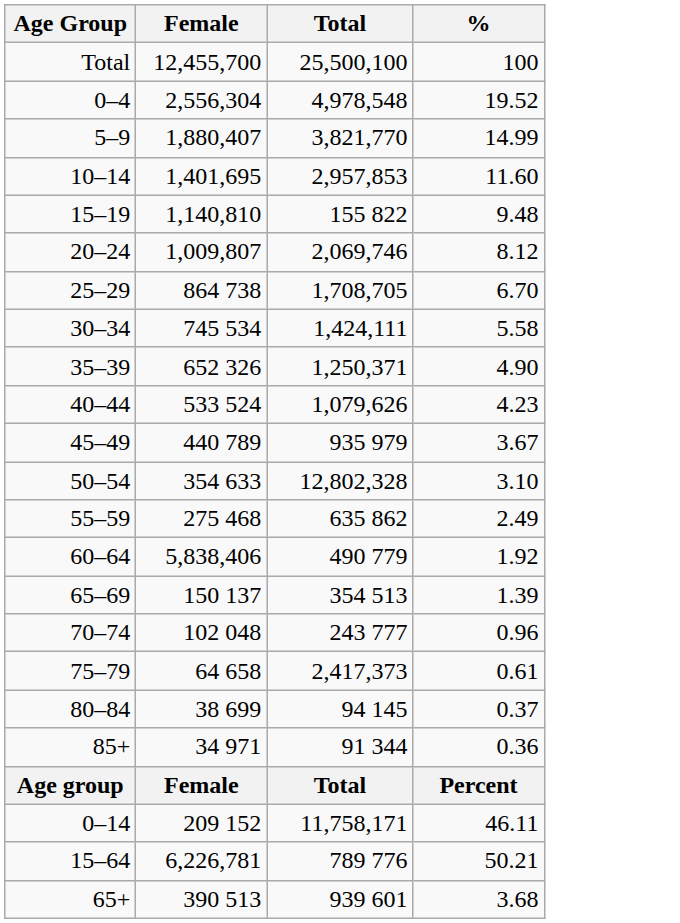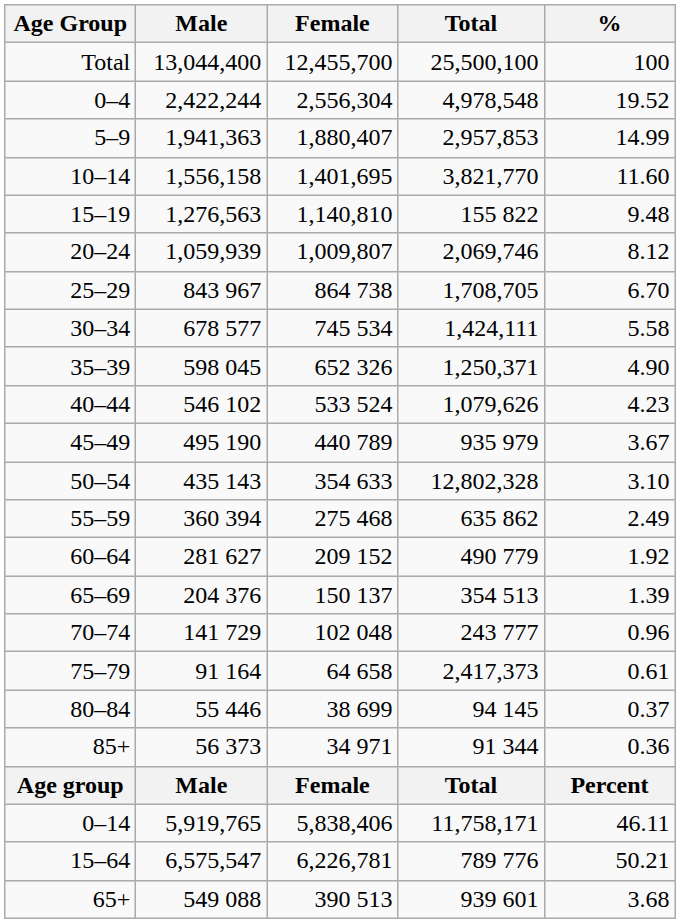+ column: (201, 23)
(359, 137) 3,821,770 -> (490, 137) 2,957,853
(359, 175) 2,957,853 -> (490, 175) 3,821,770
(213, 556) 5,838,406 -> (353, 556) 209 152
(222, 822) 209 152 -> (344, 822) 5,838,406
